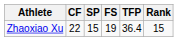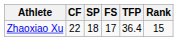(93, 29) 15 -> (93, 29) 18
(111, 29) 19 -> (111, 29) 17
